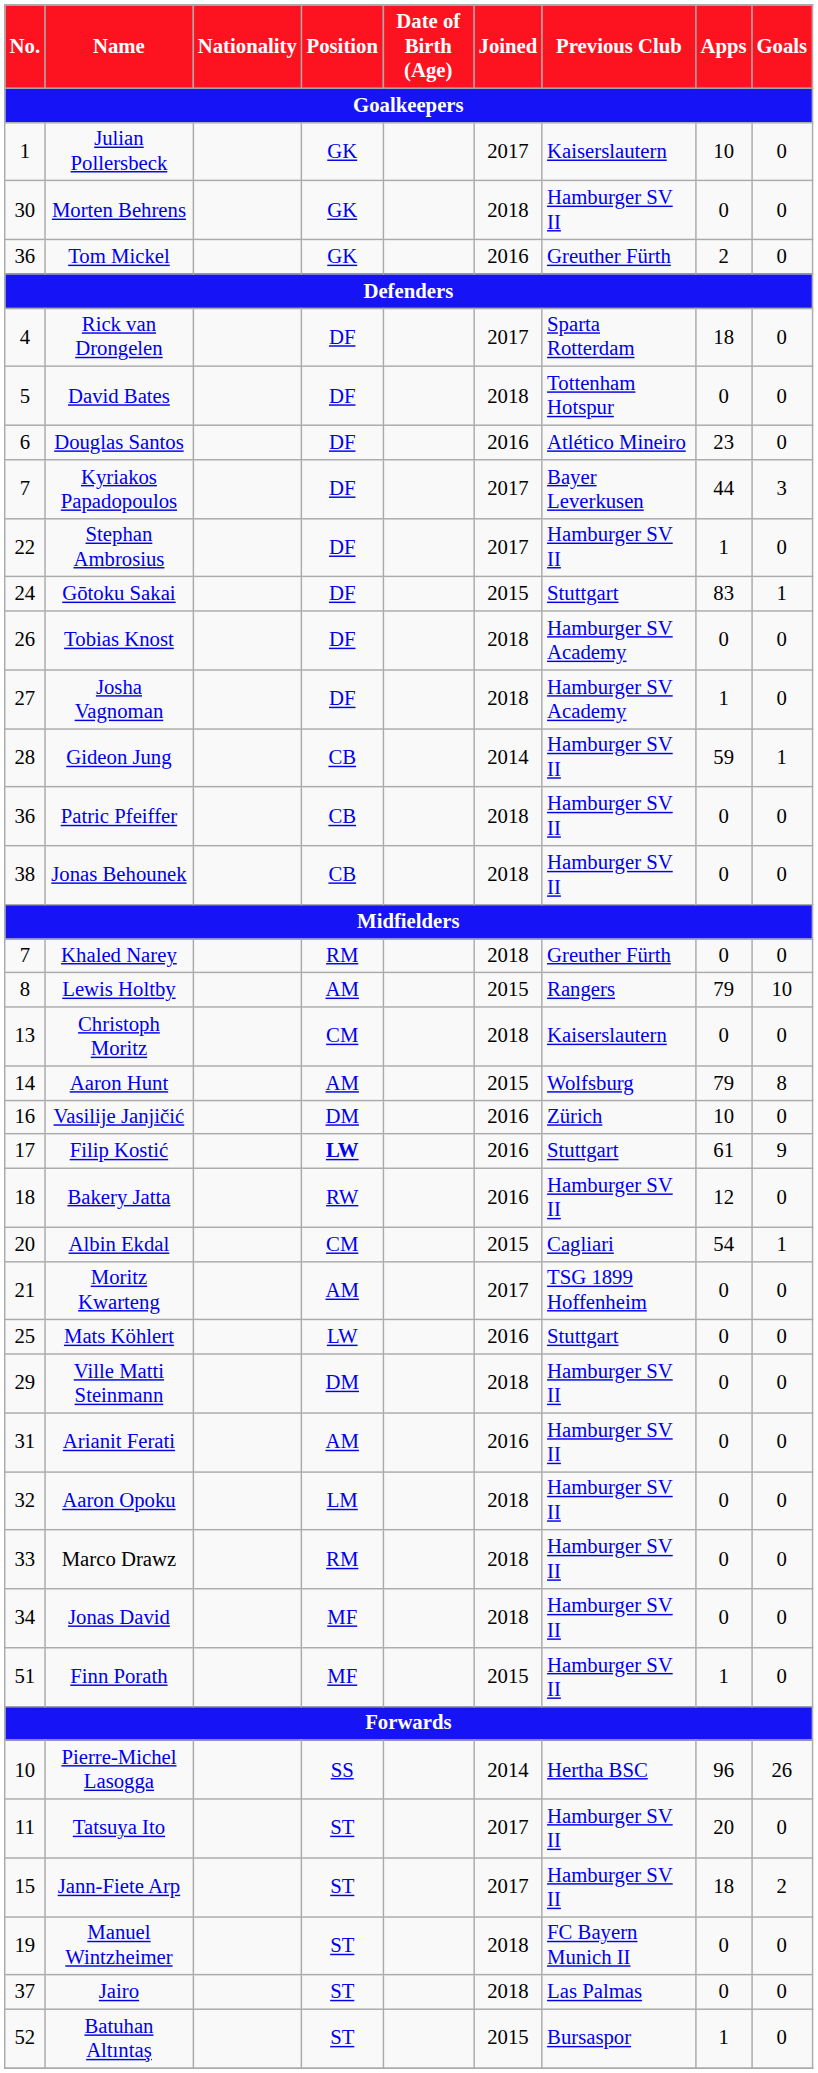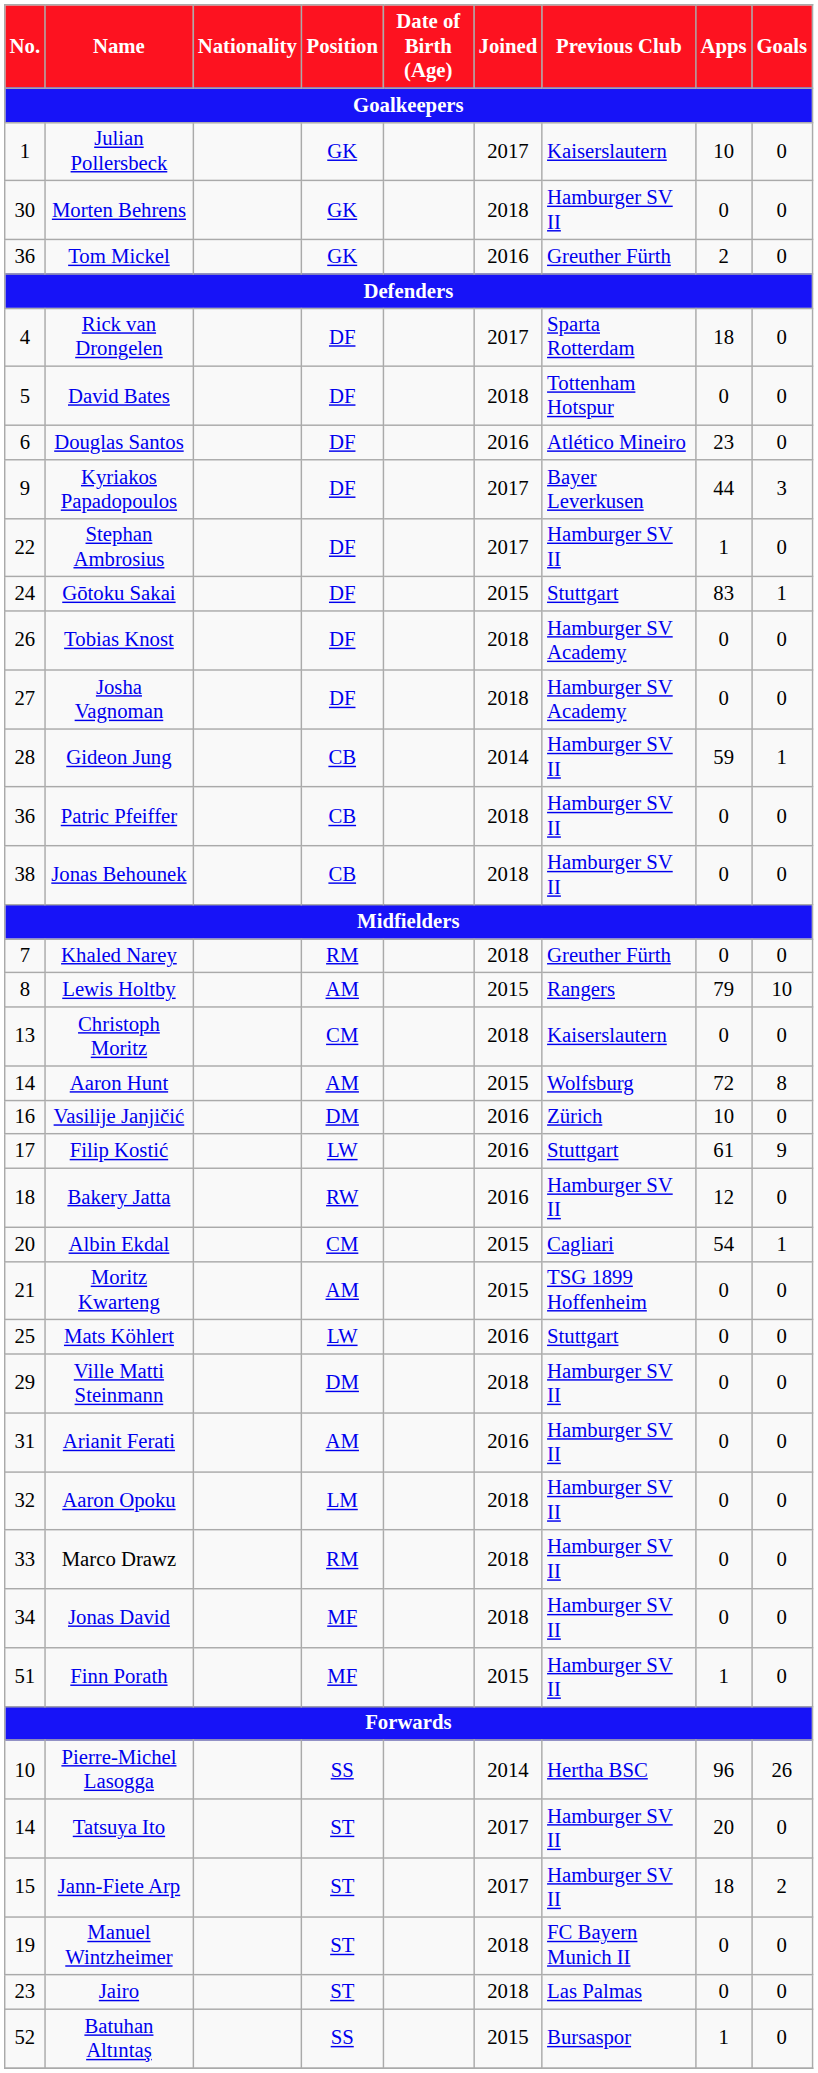(25, 488) 7 -> (25, 488) 9
(724, 699) 1 -> (724, 699) 0
(724, 1082) 79 -> (724, 1082) 72
(342, 1151) bold -> (342, 1151) normal
(508, 1290) 2017 -> (508, 1290) 2015
(25, 1828) 11 -> (25, 1828) 14
(25, 1992) 37 -> (25, 1992) 23
(342, 2038) ST -> (342, 2038) SS
